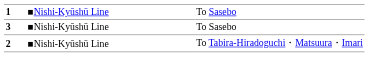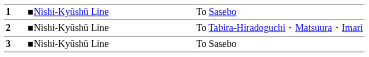rows swapped: (8, 43) <-> (8, 27)
